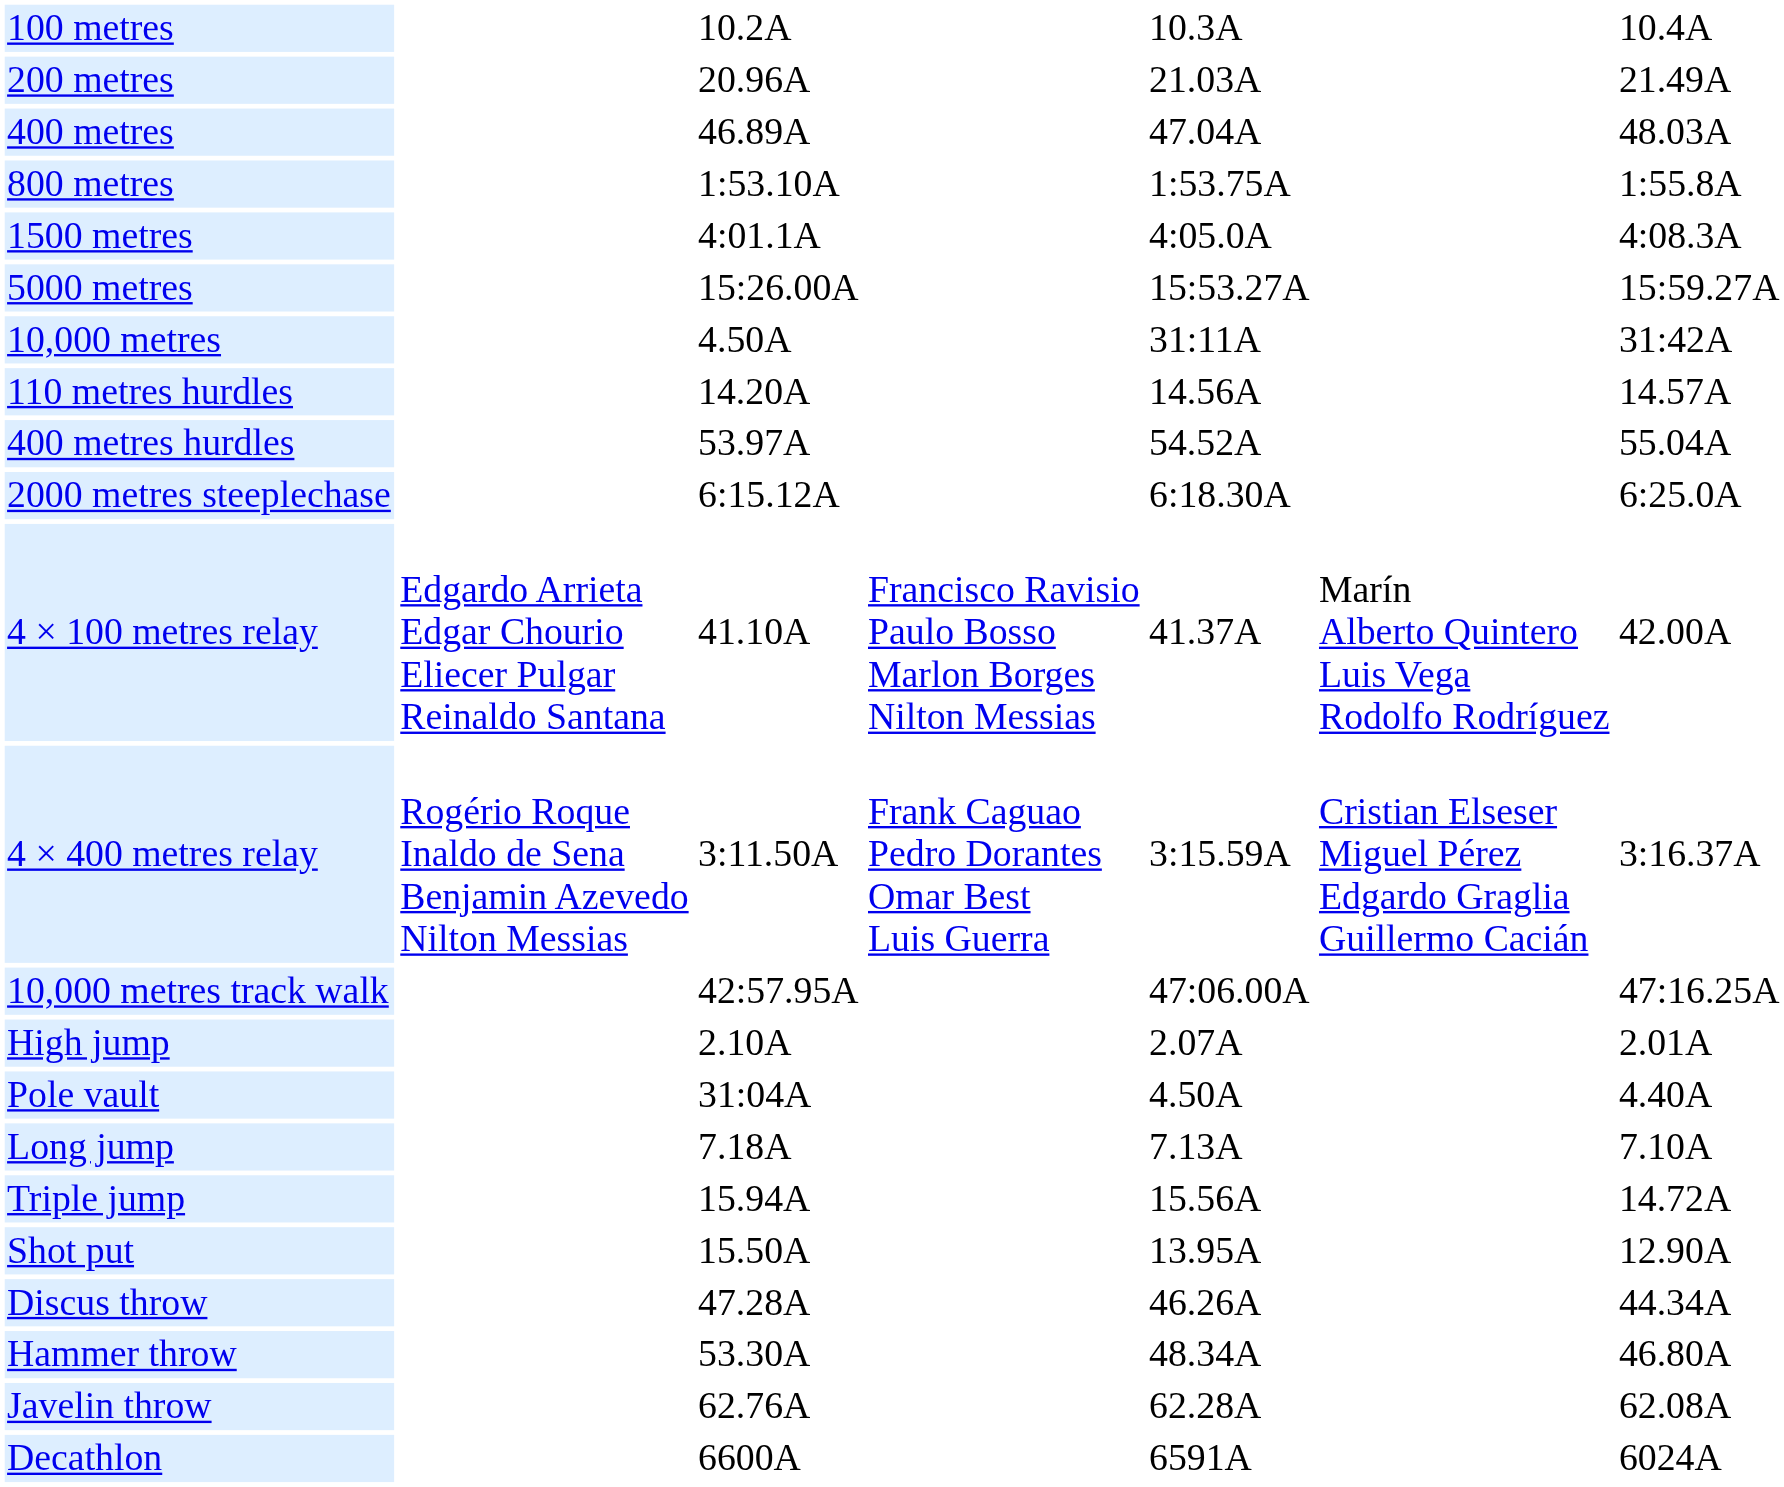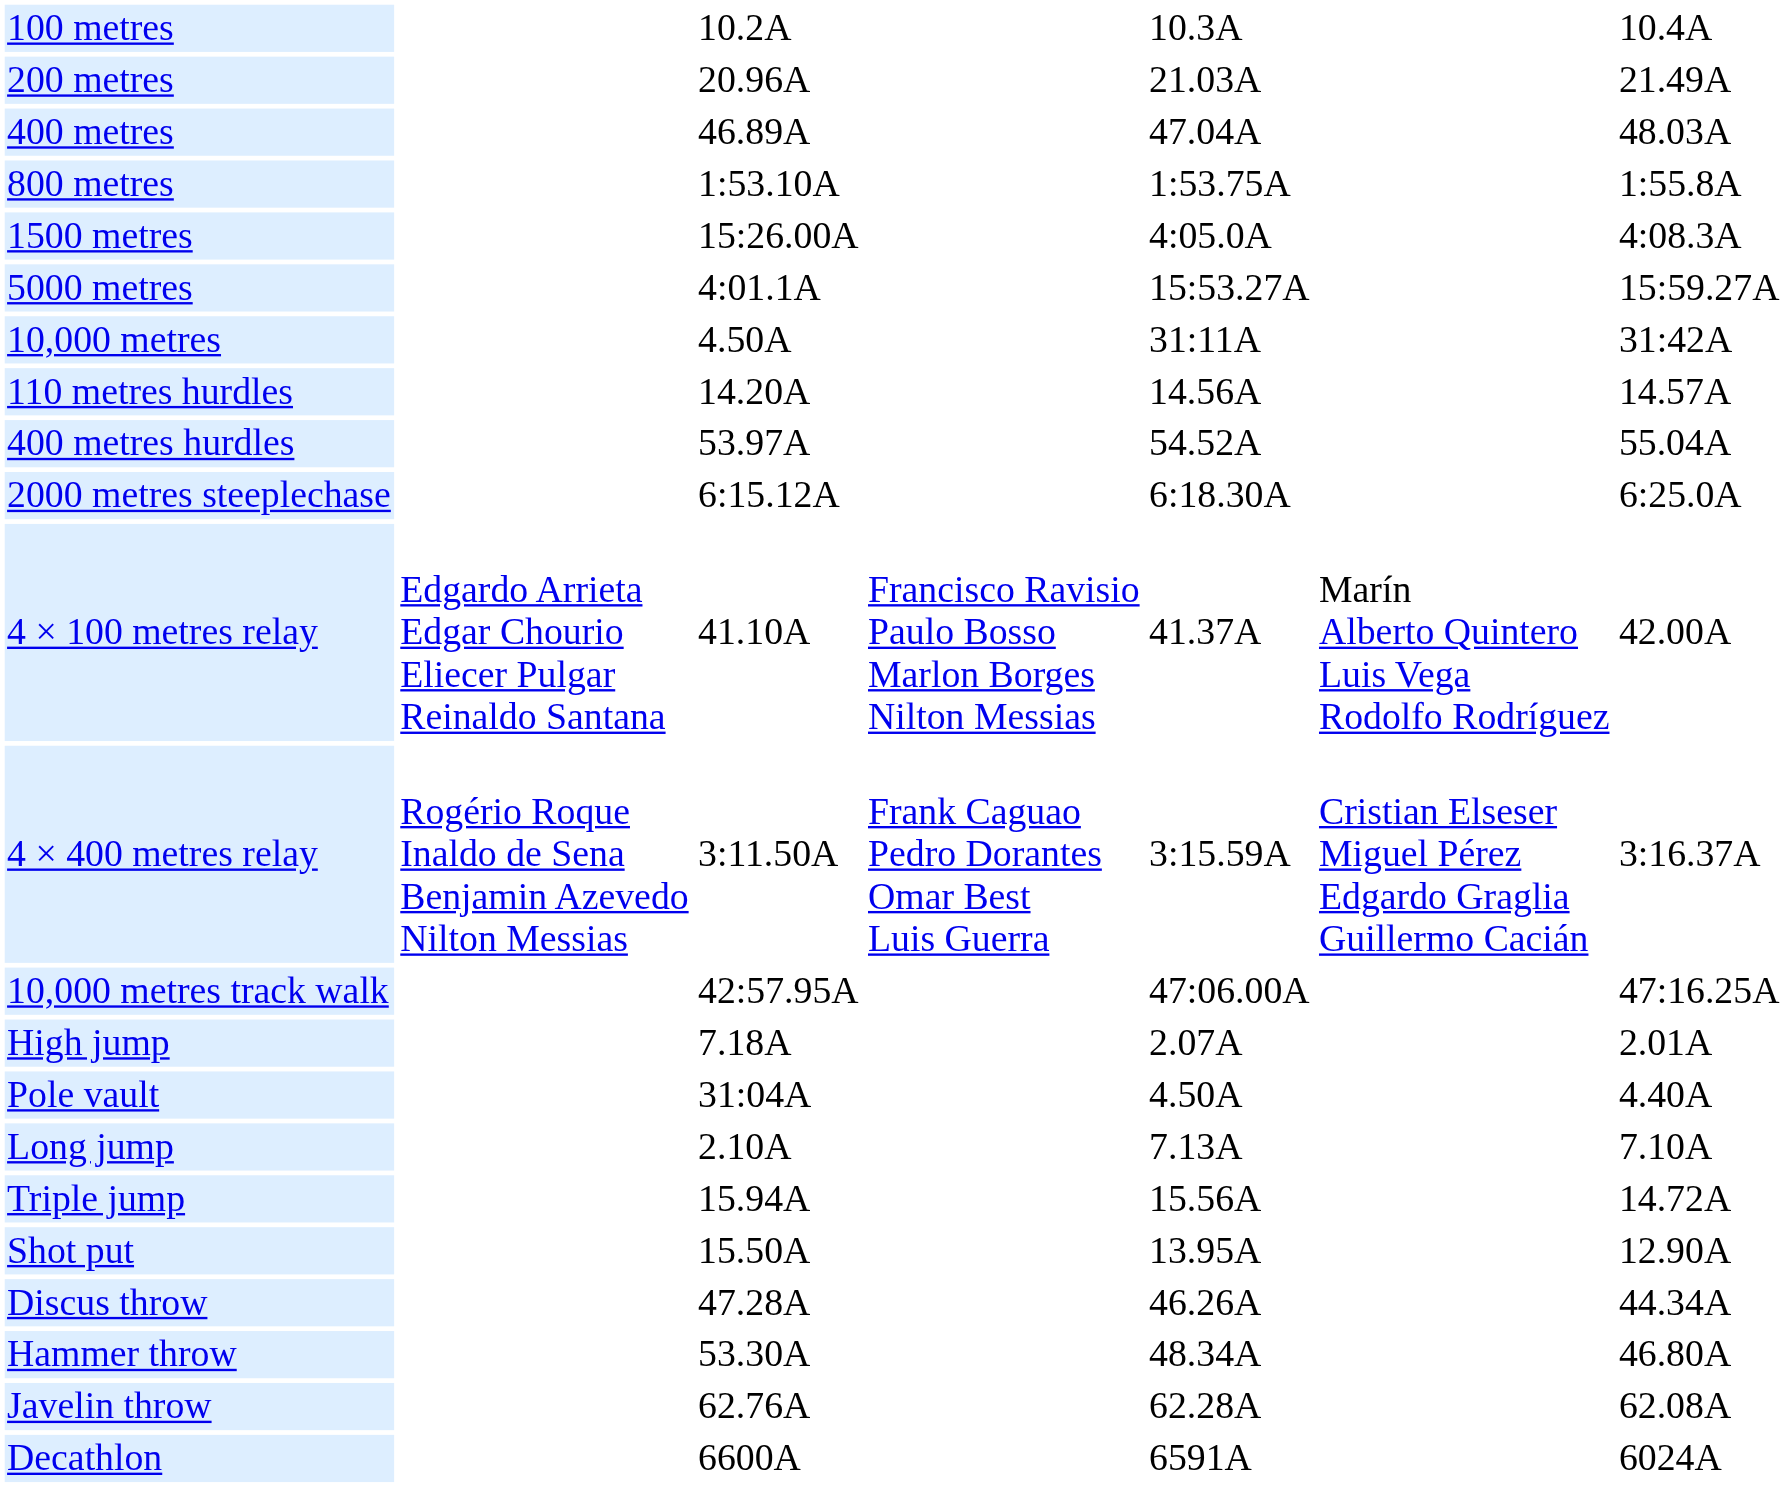(759, 235) 4:01.1A -> (778, 235) 15:26.00A
(778, 287) 15:26.00A -> (759, 287) 4:01.1A
(745, 1042) 2.10A -> (745, 1042) 7.18A
(745, 1146) 7.18A -> (745, 1146) 2.10A
